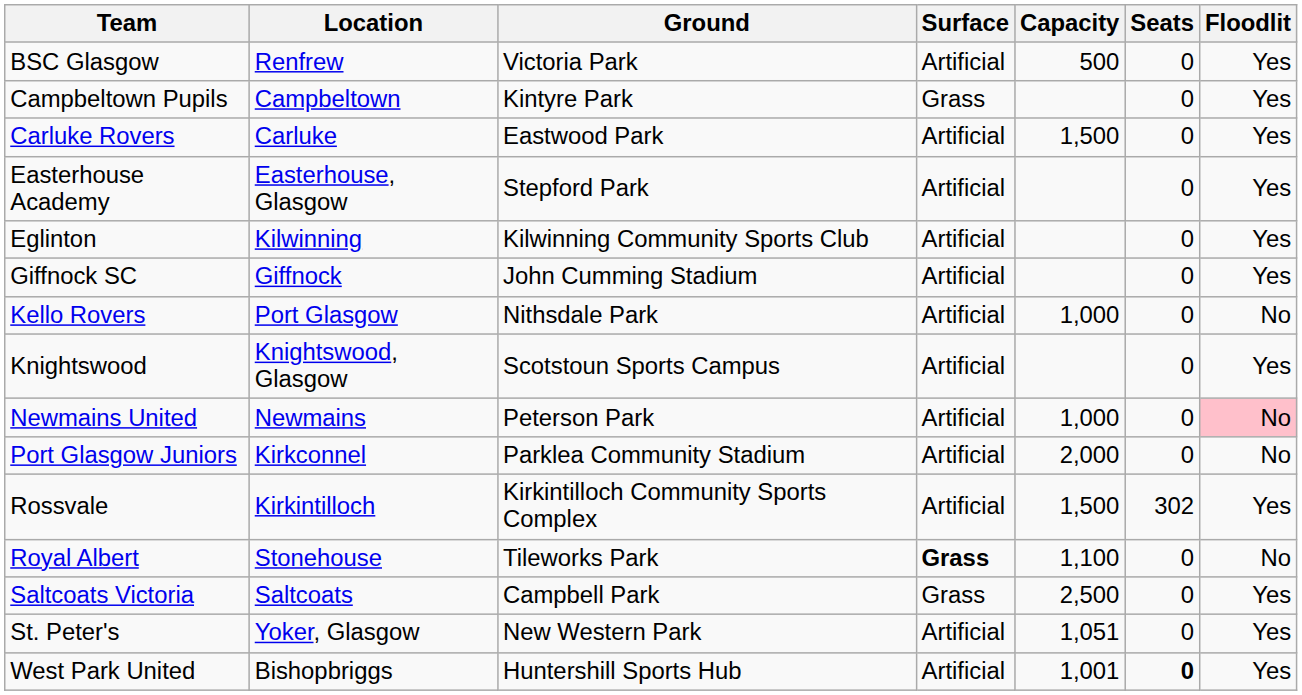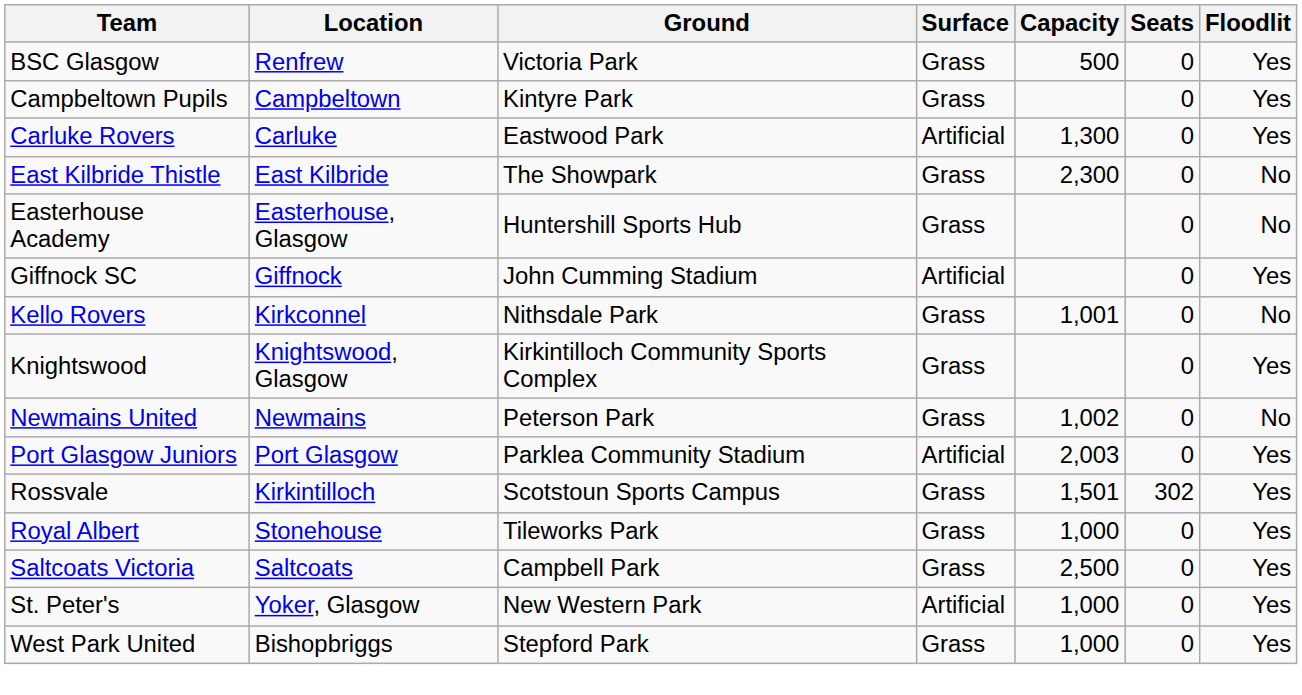(963, 61) Artificial -> (953, 61) Grass
(1090, 136) 1,500 -> (1090, 136) 1,300
+ row: (115, 174)
(576, 188) Stepford Park -> (622, 225) Huntershill Sports Hub
(963, 188) Artificial -> (953, 225) Grass
(1272, 188) Yes -> (1276, 225) No
- row: (53, 239)
(326, 314) Port Glasgow -> (310, 314) Kirkconnel
(963, 314) Artificial -> (953, 314) Grass
(1090, 314) 1,000 -> (1090, 314) 1,001
(641, 366) Scotstoun Sports Campus -> (665, 366) Kirkintilloch Community Sports Complex
(963, 366) Artificial -> (953, 366) Grass
(963, 417) Artificial -> (953, 417) Grass
(1090, 417) 1,000 -> (1090, 417) 1,002
(1276, 417) pink background -> (1276, 417) no background
(310, 455) Kirkconnel -> (326, 455) Port Glasgow
(1090, 455) 2,000 -> (1090, 455) 2,003
(1276, 455) No -> (1272, 455) Yes
(665, 506) Kirkintilloch Community Sports Complex -> (641, 492) Scotstoun Sports Campus
(963, 506) Artificial -> (953, 492) Grass
(1090, 506) 1,500 -> (1090, 492) 1,501
(955, 557) bold -> (953, 530) normal
(1090, 557) 1,100 -> (1090, 530) 1,000
(1276, 557) No -> (1272, 530) Yes
(1090, 633) 1,051 -> (1090, 606) 1,000
(622, 670) Huntershill Sports Hub -> (576, 644) Stepford Park
(963, 670) Artificial -> (953, 644) Grass
(1090, 670) 1,001 -> (1090, 644) 1,000
(1187, 670) bold -> (1187, 644) normal
